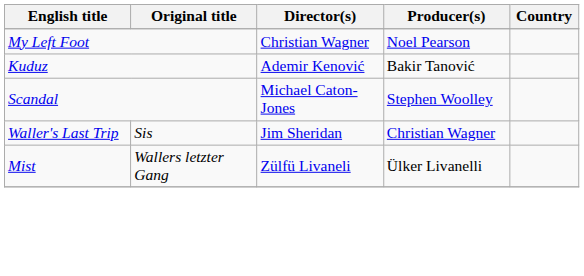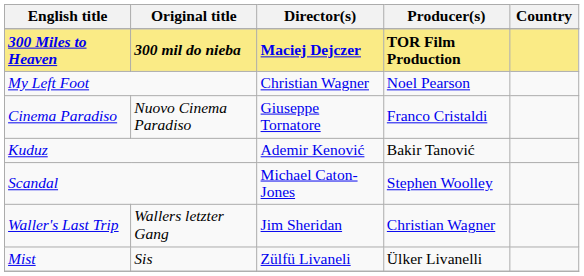+ row: (47, 50)
+ row: (63, 116)
(143, 132) Sis -> (179, 225) Wallers letzter Gang
(179, 166) Wallers letzter Gang -> (143, 258) Sis
